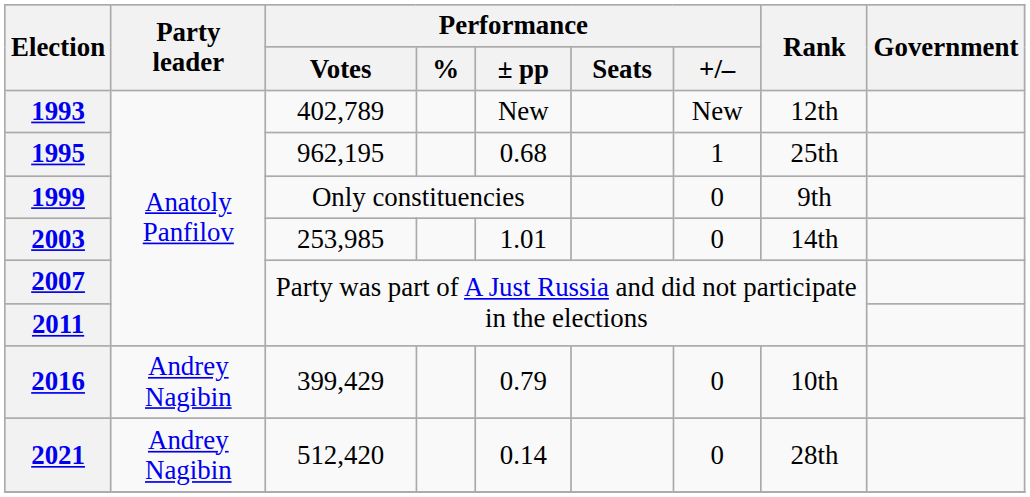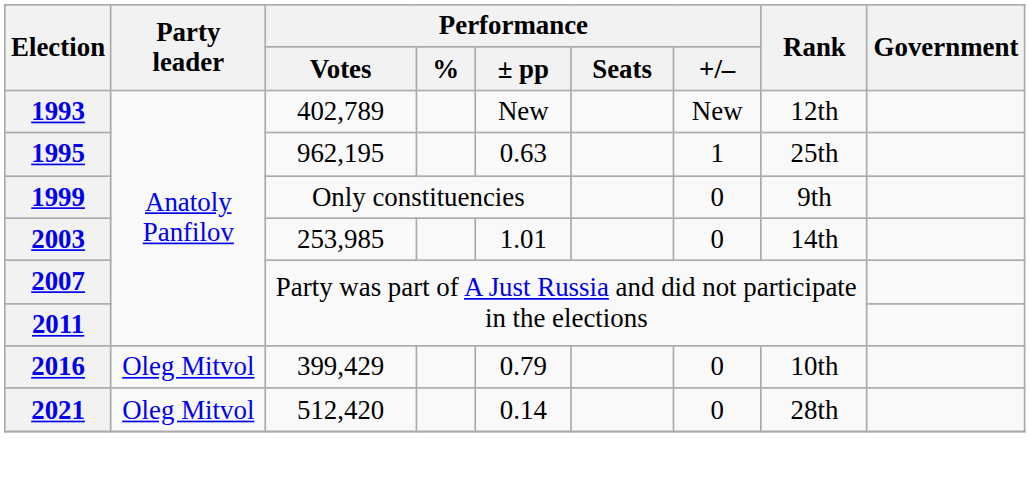(523, 153) 0.68 -> (523, 153) 0.63
(188, 381) Andrey Nagibin -> (188, 366) Oleg Mitvol
(188, 454) Andrey Nagibin -> (188, 409) Oleg Mitvol
